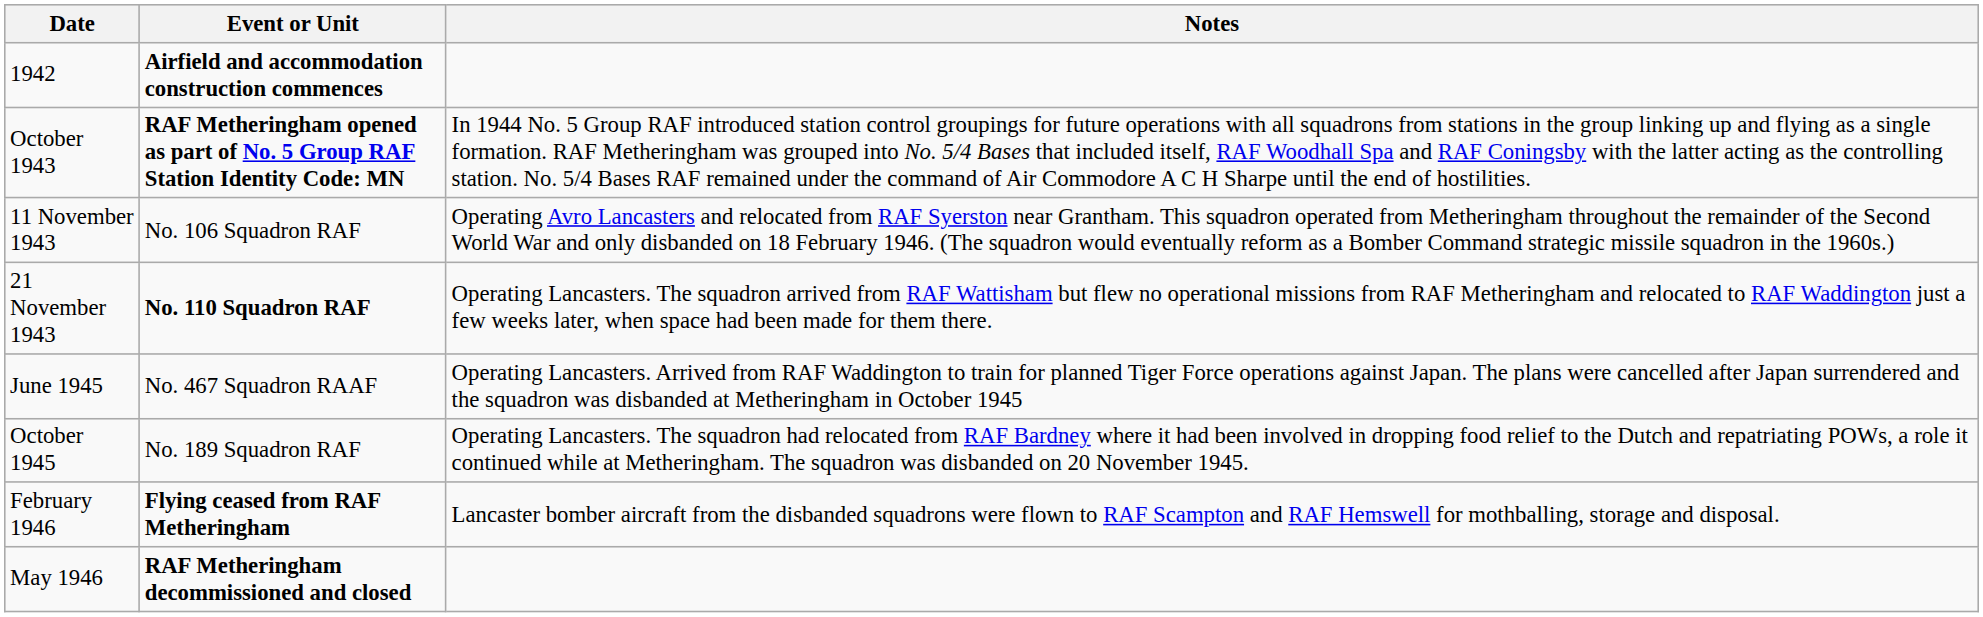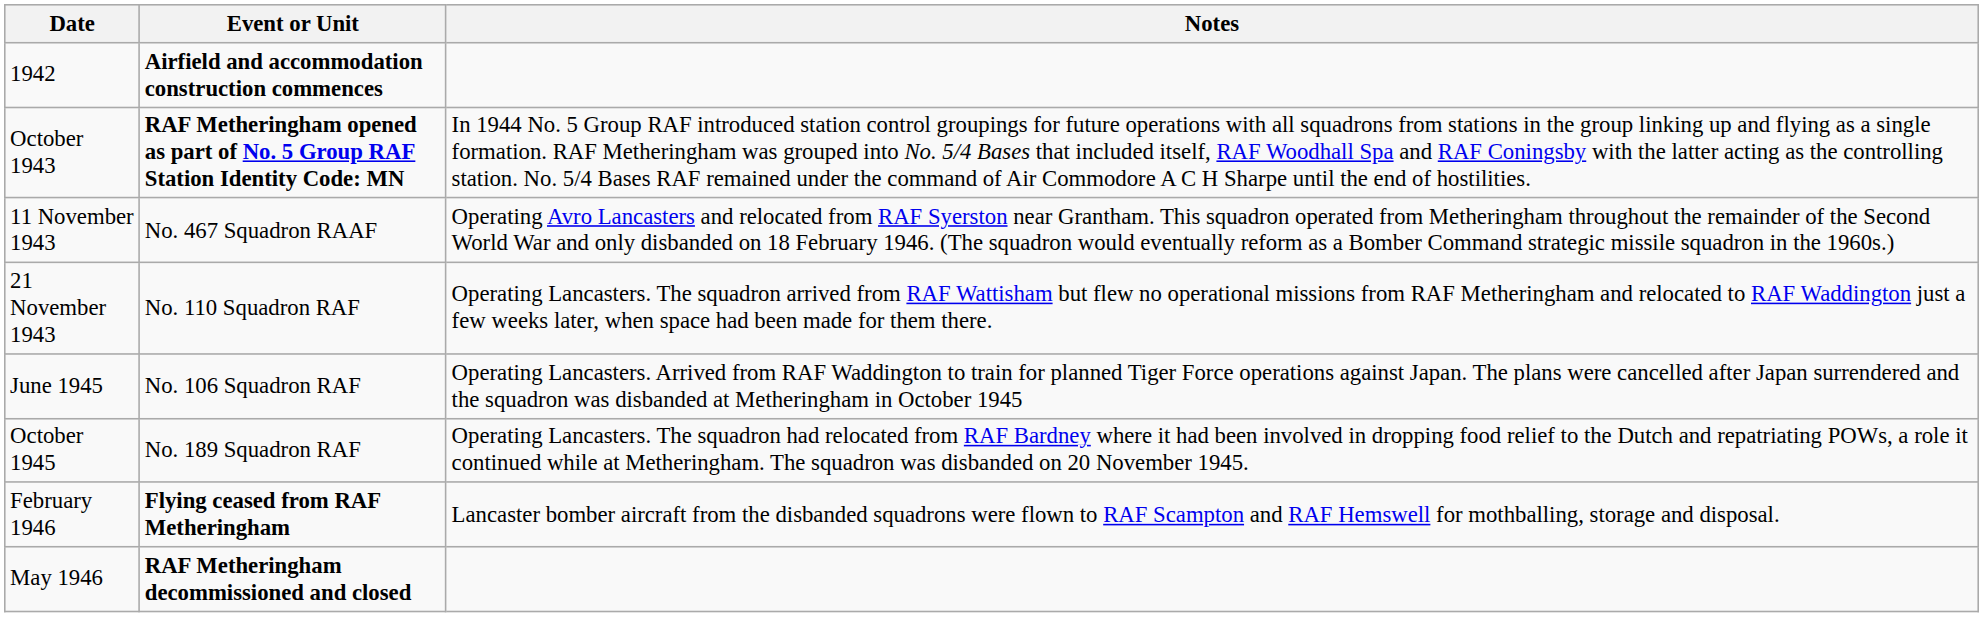(253, 230) No. 106 Squadron RAF -> (261, 230) No. 467 Squadron RAAF
(258, 308) bold -> (252, 308) normal
(261, 385) No. 467 Squadron RAAF -> (253, 385) No. 106 Squadron RAF
